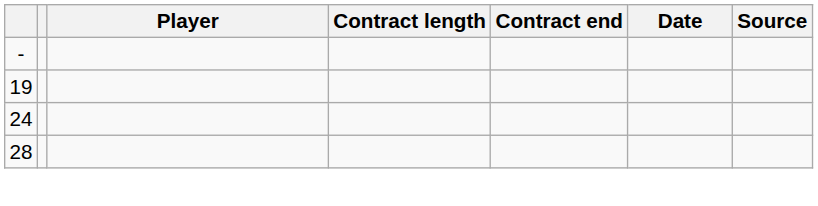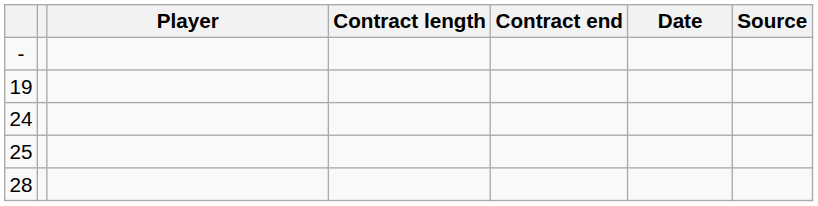+ row: (21, 152)
